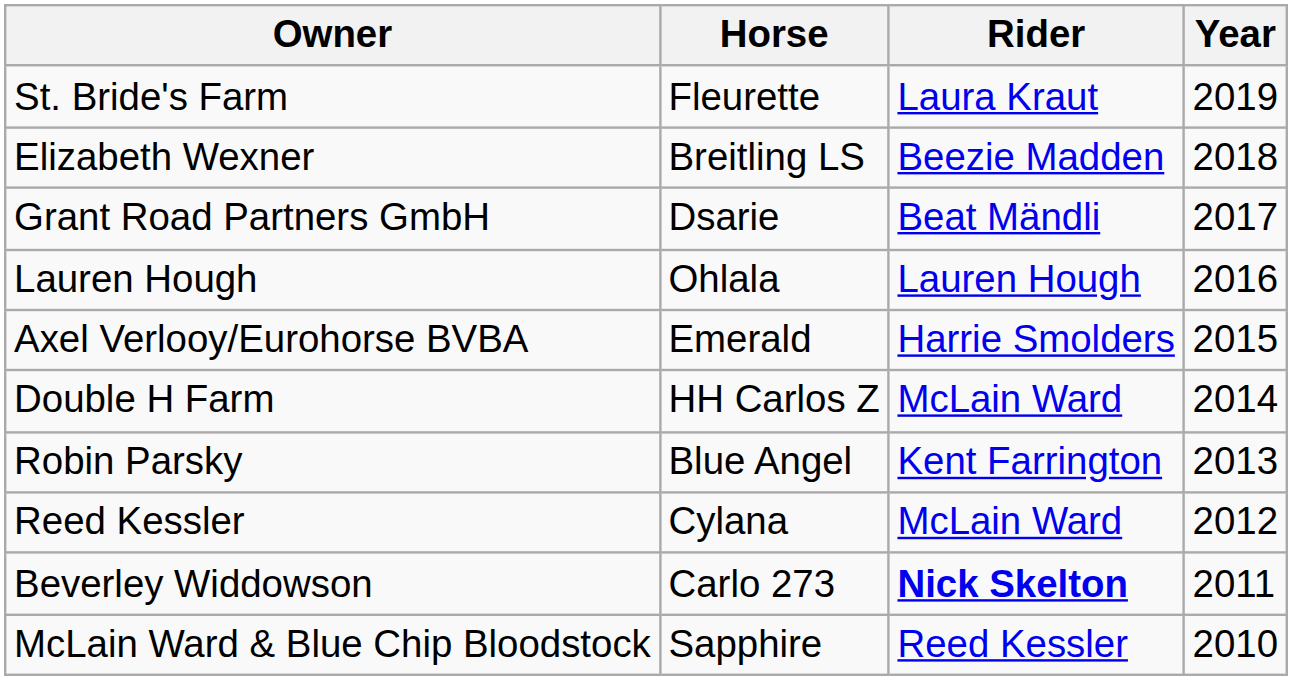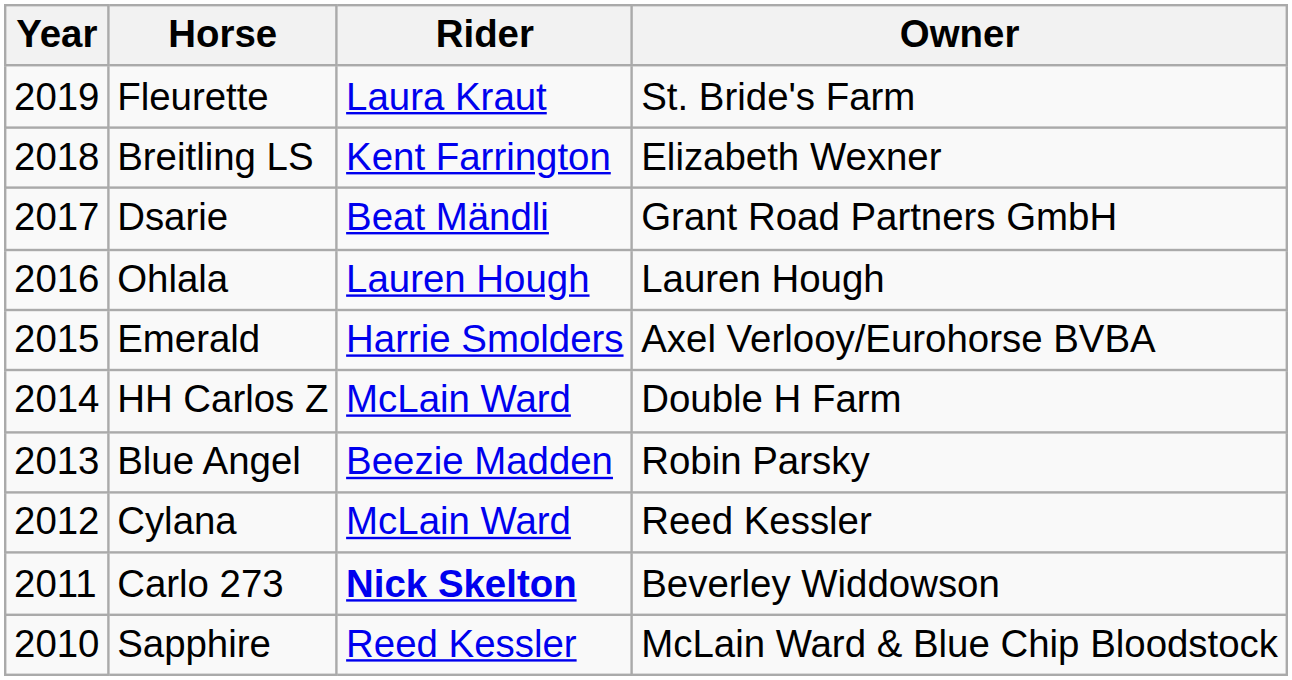columns swapped: (1235, 34) <-> (332, 34)
(1031, 156) Beezie Madden -> (478, 156) Kent Farrington
(1030, 461) Kent Farrington -> (480, 461) Beezie Madden
